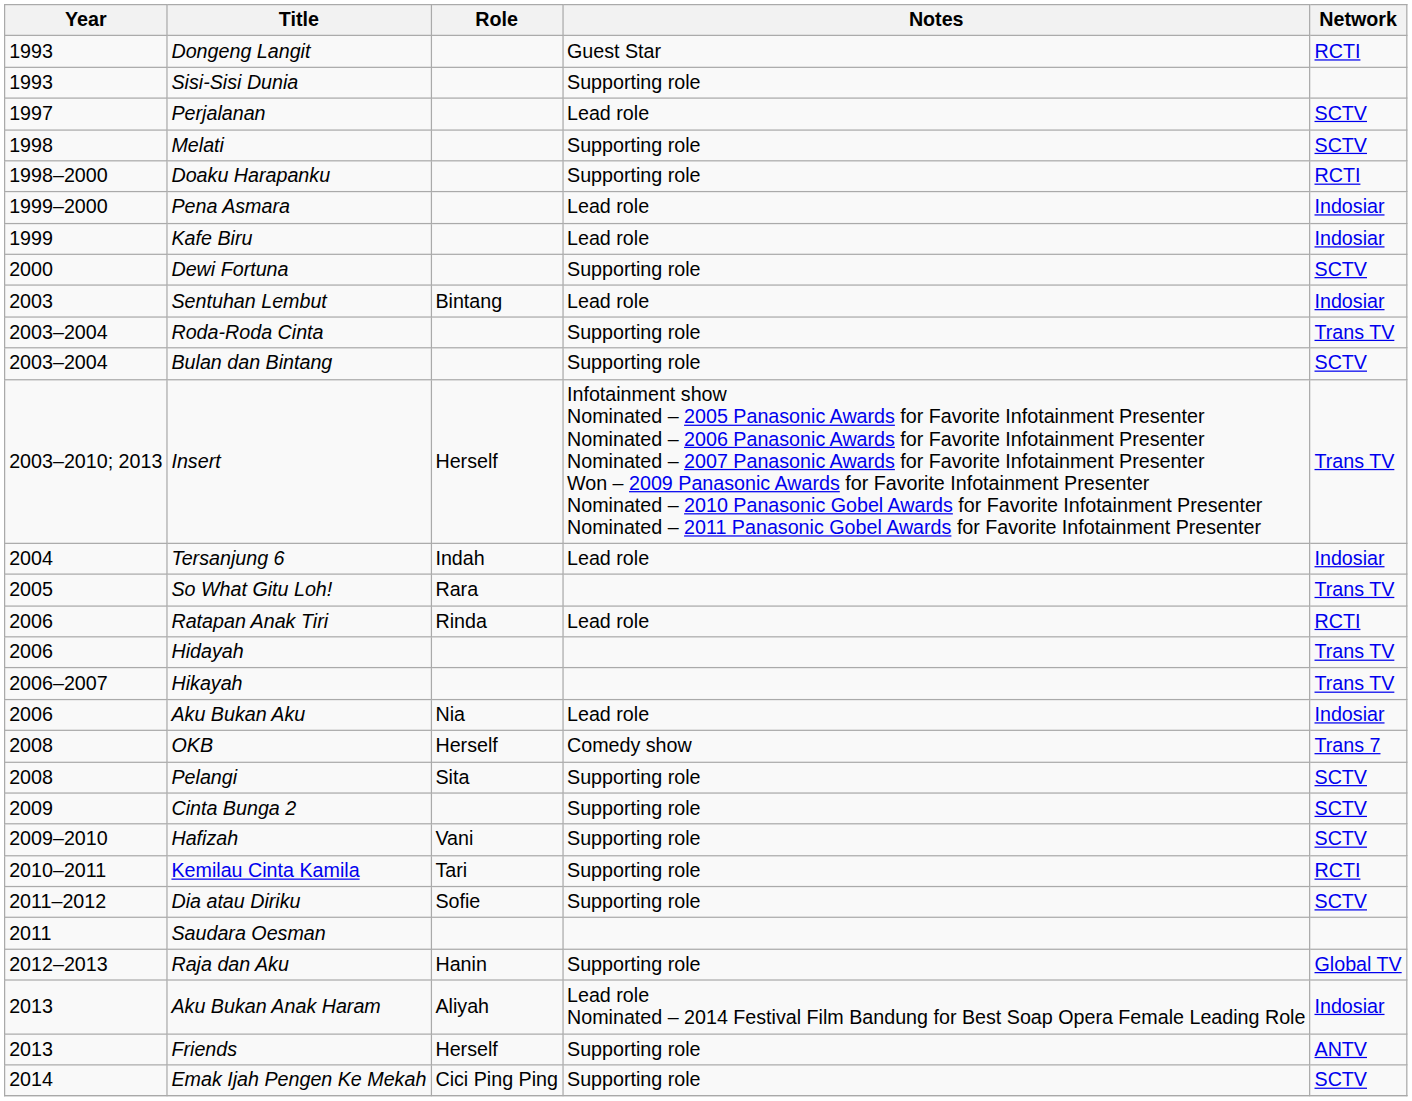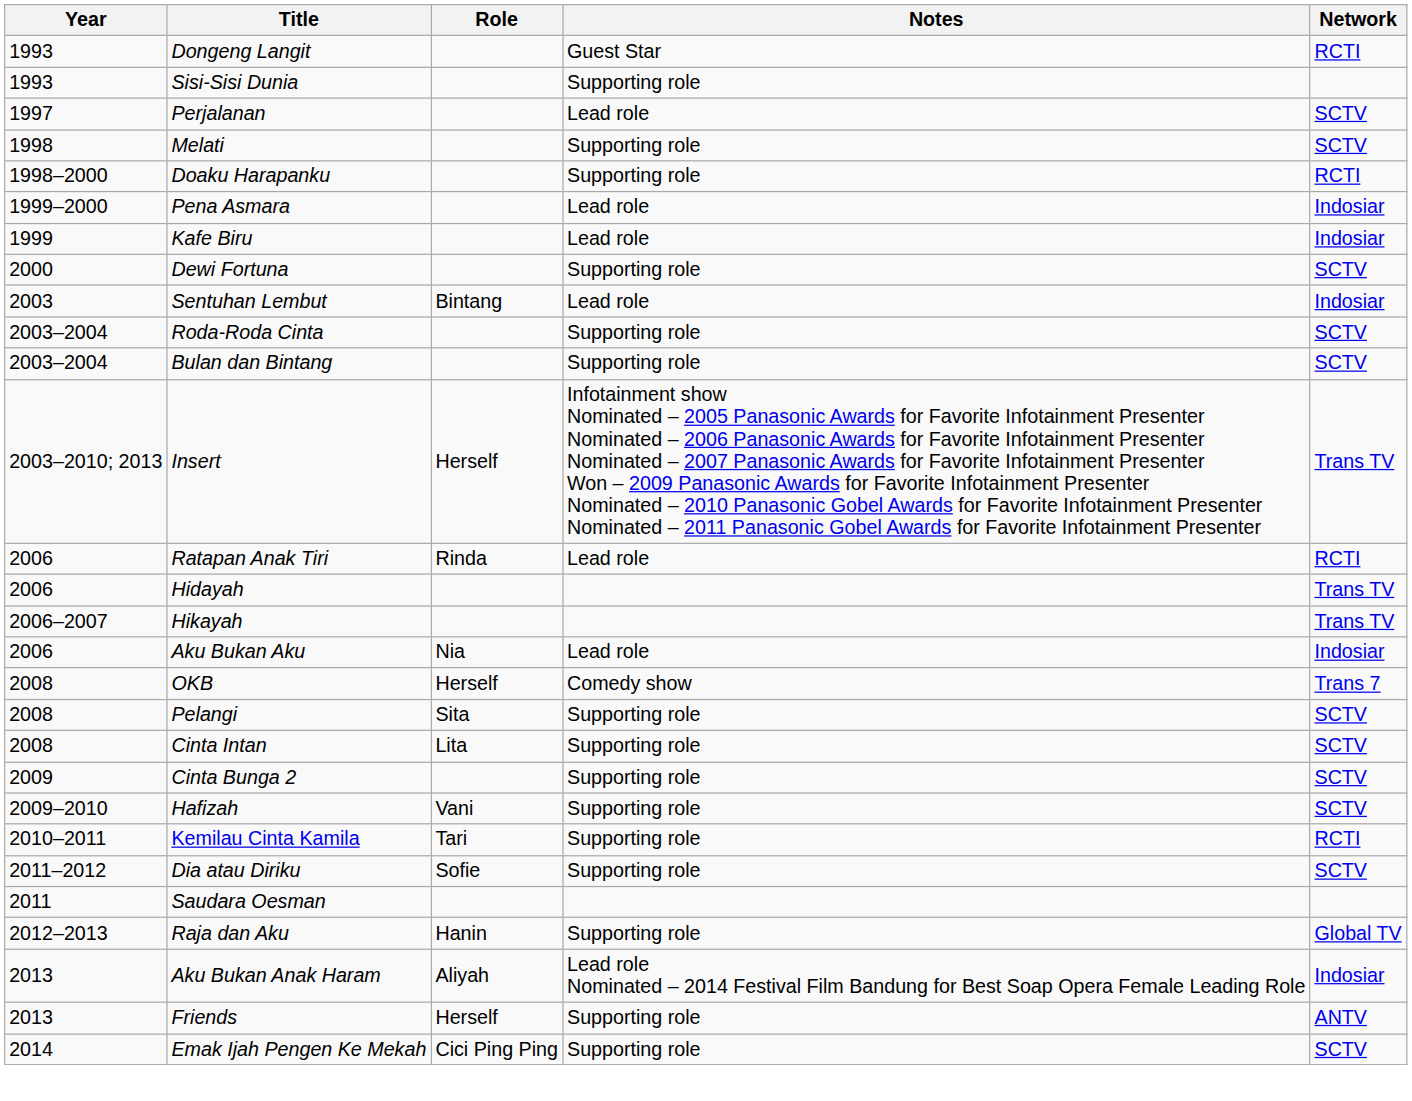(1354, 332) Trans TV -> (1341, 332) SCTV
- row: (228, 558)
- row: (252, 589)
+ row: (219, 745)
